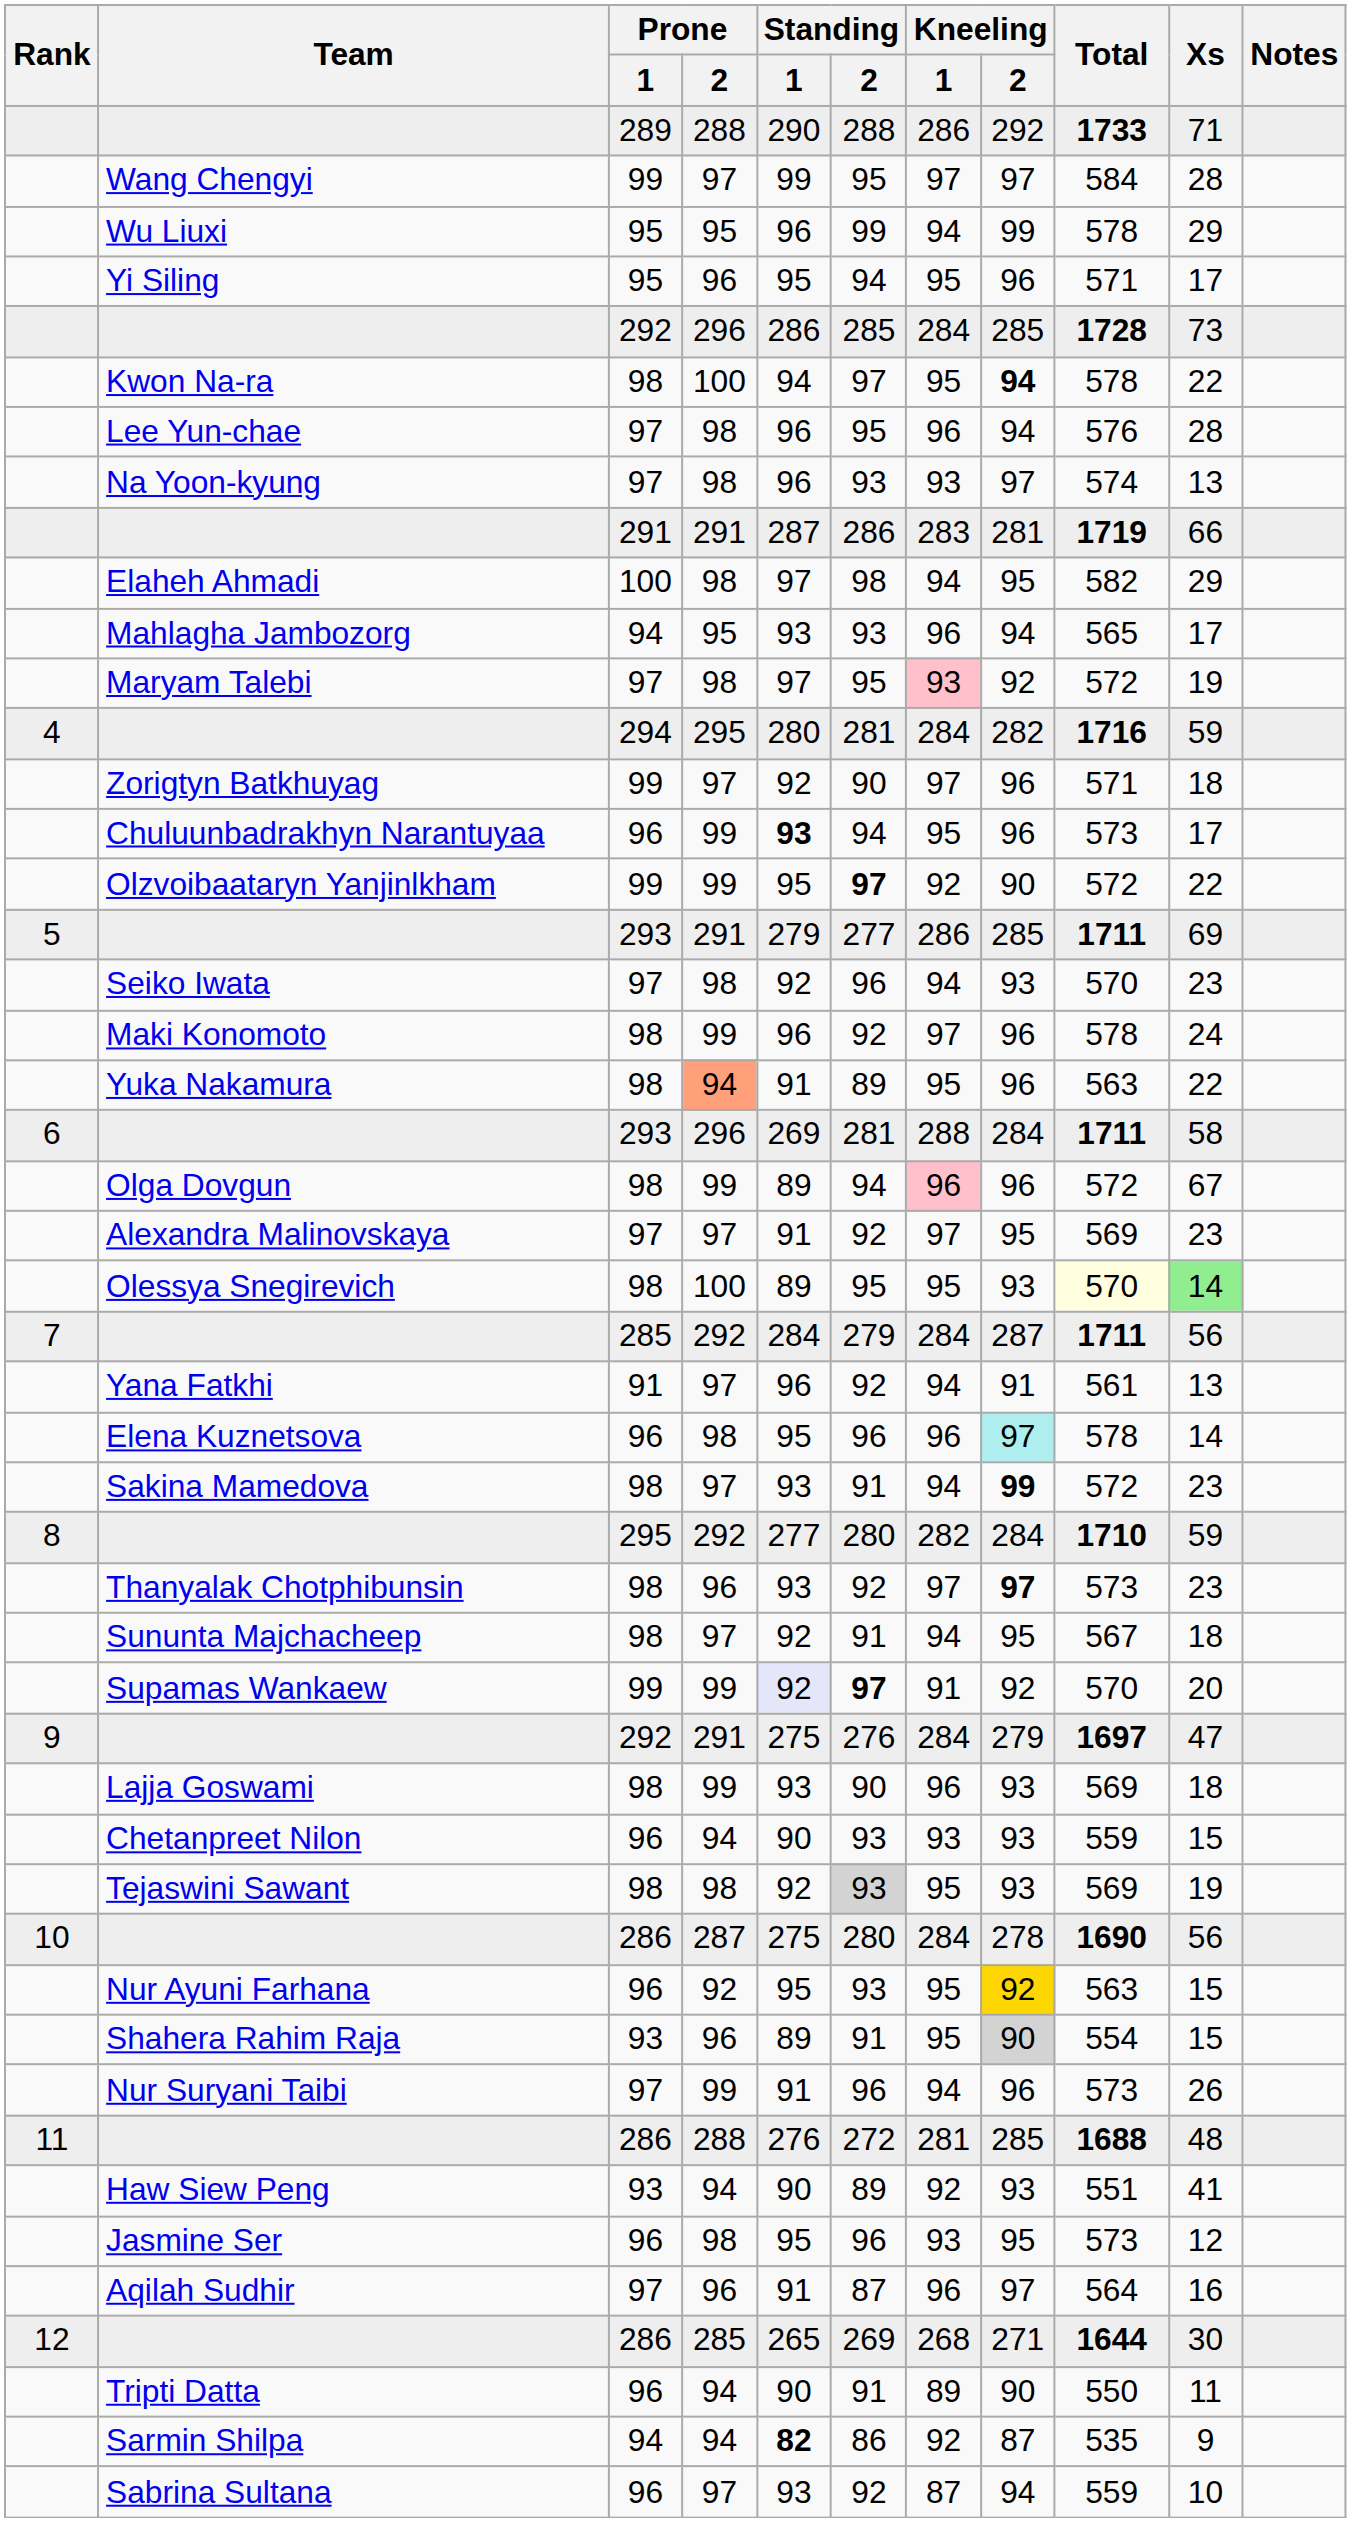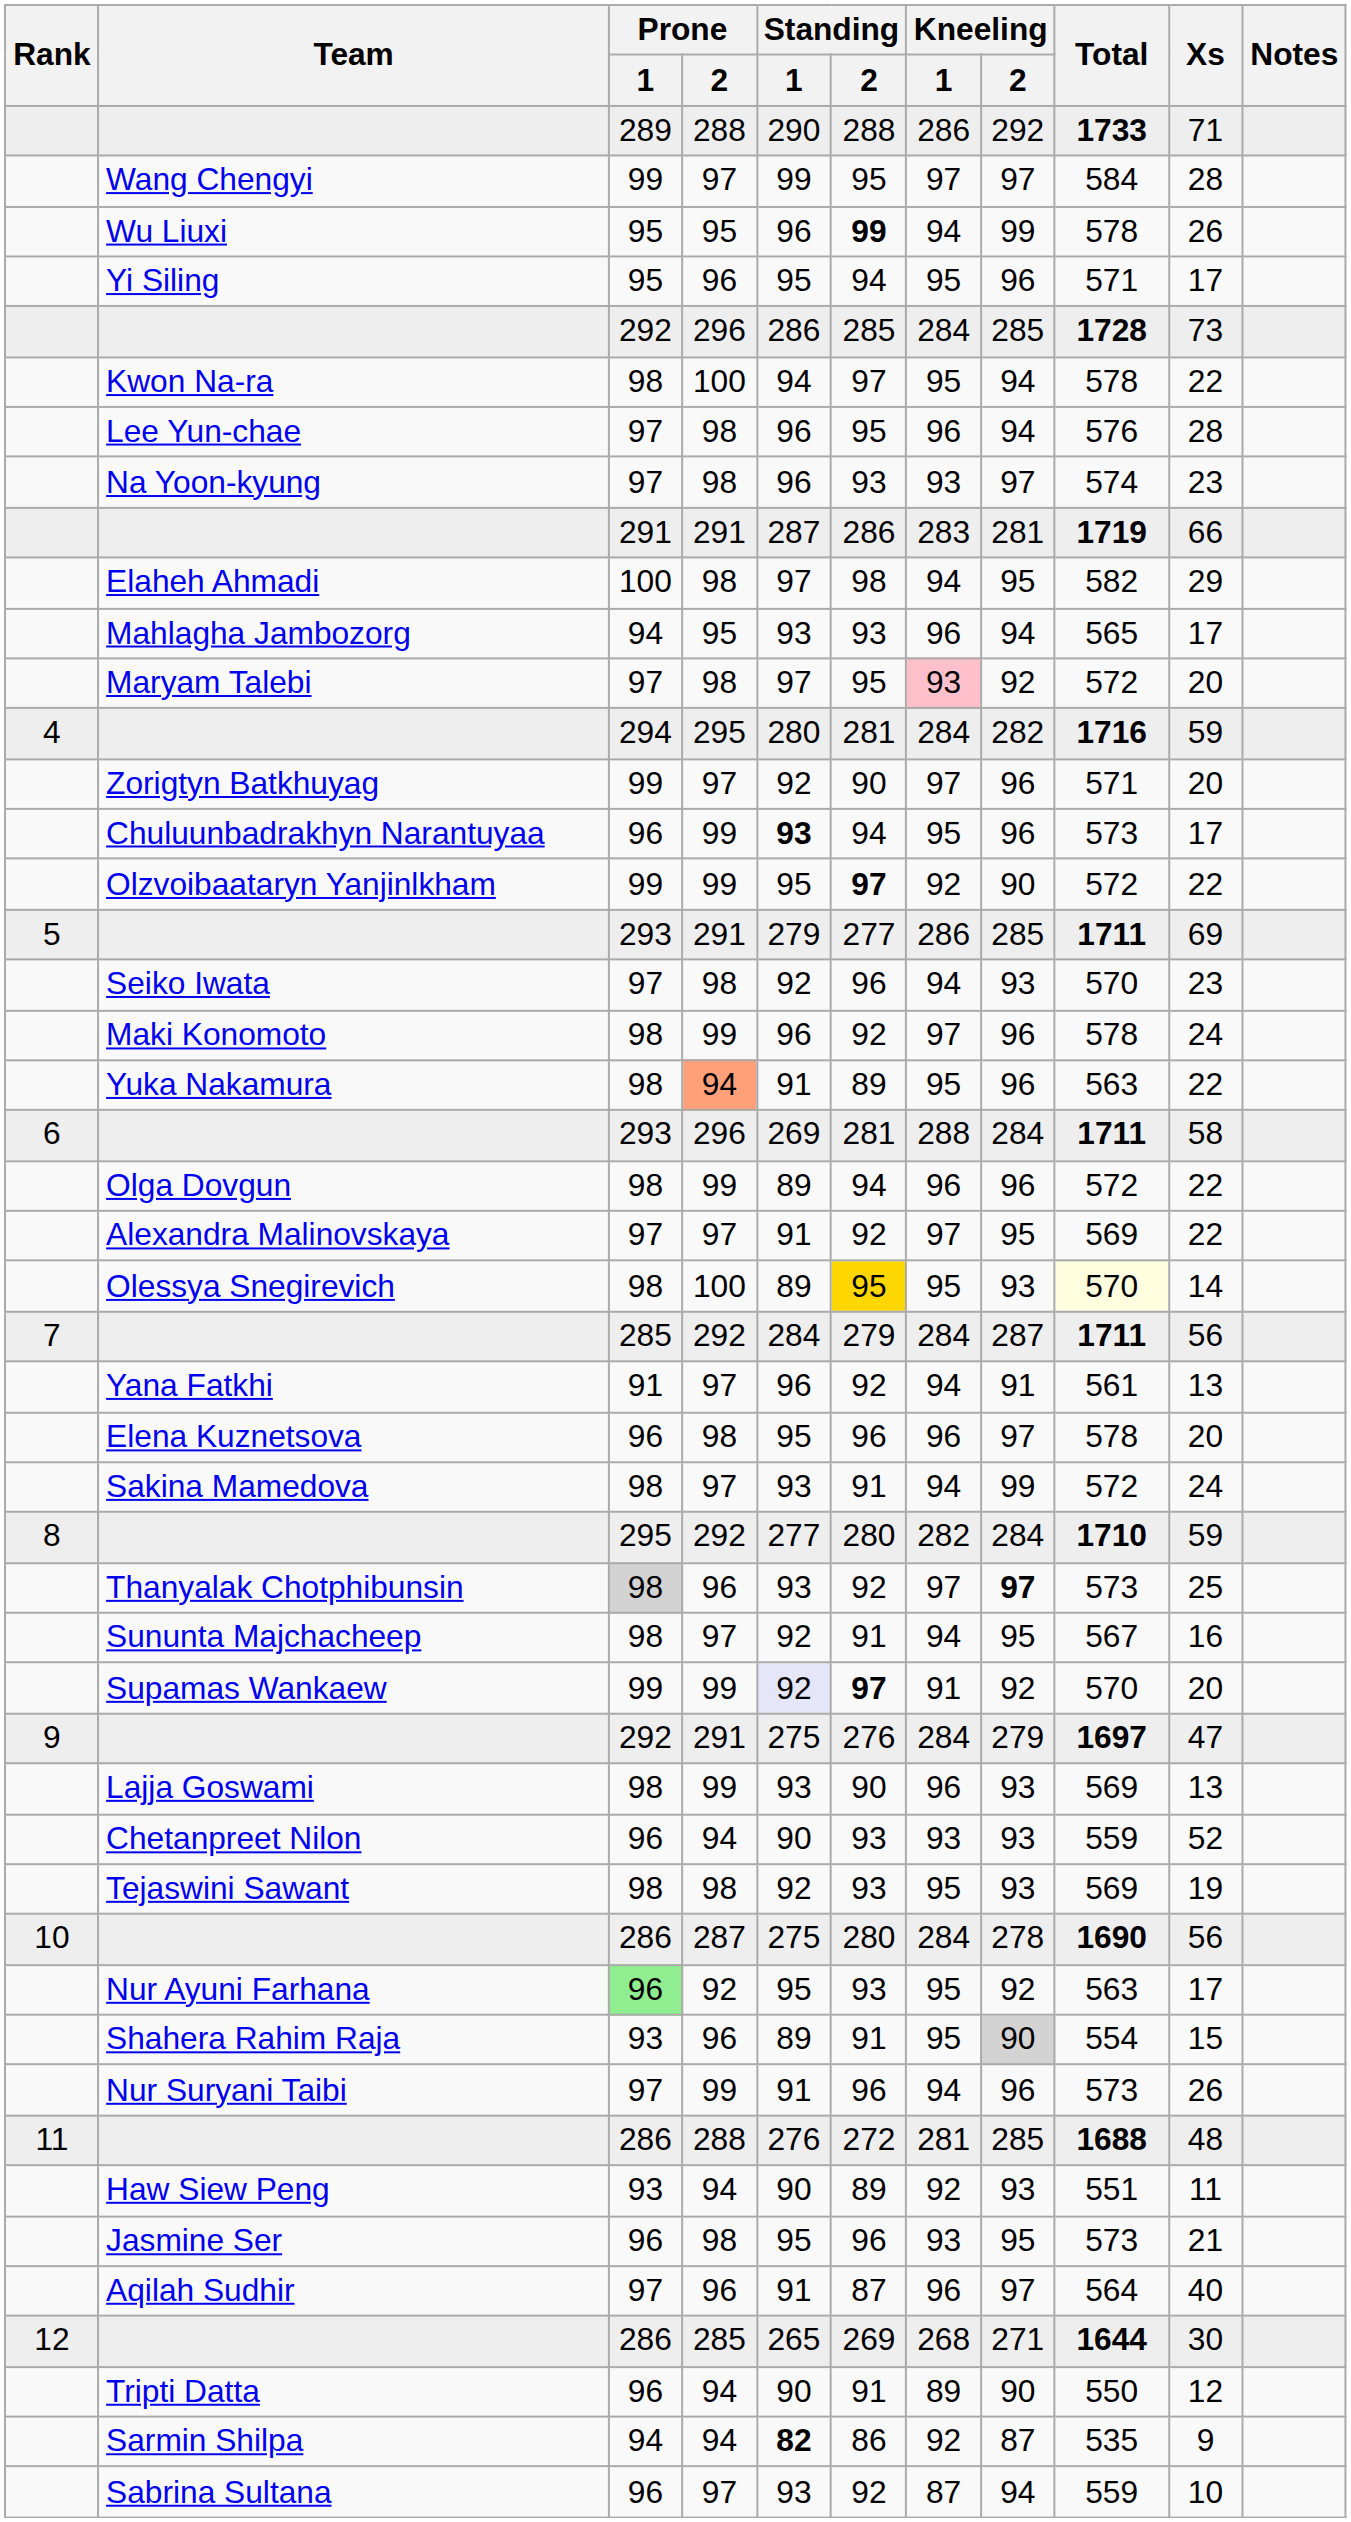(869, 230) normal -> (869, 230) bold
(1205, 230) 29 -> (1205, 230) 26
(1018, 381) bold -> (1018, 381) normal
(1205, 481) 13 -> (1205, 481) 23
(1205, 682) 19 -> (1205, 682) 20
(1205, 783) 18 -> (1205, 783) 20
(944, 1185) pink background -> (944, 1185) no background
(1205, 1185) 67 -> (1205, 1185) 22
(1205, 1235) 23 -> (1205, 1235) 22
(869, 1285) no background -> (869, 1285) gold background
(1205, 1285) lightgreen background -> (1205, 1285) no background
(1018, 1436) paleturquoise background -> (1018, 1436) no background
(1205, 1436) 14 -> (1205, 1436) 20
(1018, 1486) bold -> (1018, 1486) normal
(1205, 1486) 23 -> (1205, 1486) 24
(645, 1587) no background -> (645, 1587) lightgrey background
(1205, 1587) 23 -> (1205, 1587) 25
(1205, 1637) 18 -> (1205, 1637) 16
(1205, 1788) 18 -> (1205, 1788) 13
(1205, 1838) 15 -> (1205, 1838) 52
(869, 1888) lightgrey background -> (869, 1888) no background
(645, 1989) no background -> (645, 1989) lightgreen background
(1018, 1989) gold background -> (1018, 1989) no background
(1205, 1989) 15 -> (1205, 1989) 17
(1205, 2190) 41 -> (1205, 2190) 11
(1205, 2240) 12 -> (1205, 2240) 21
(1205, 2290) 16 -> (1205, 2290) 40
(1205, 2391) 11 -> (1205, 2391) 12
